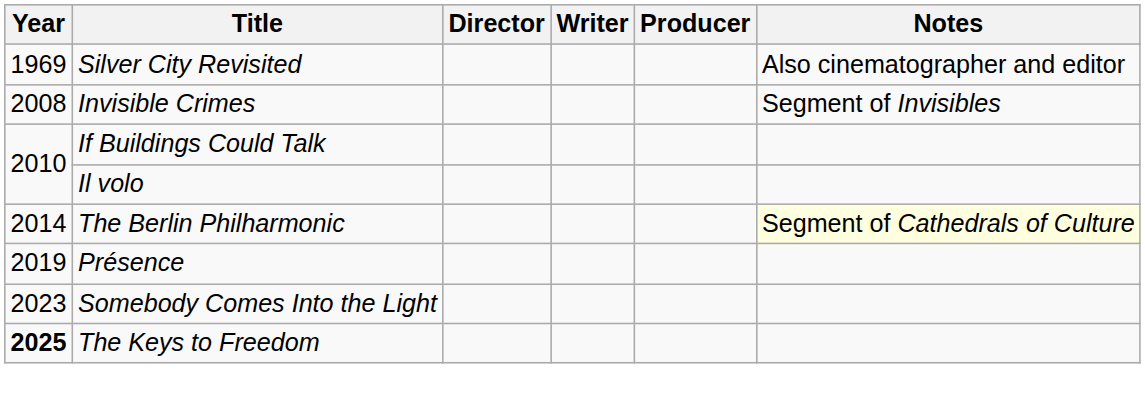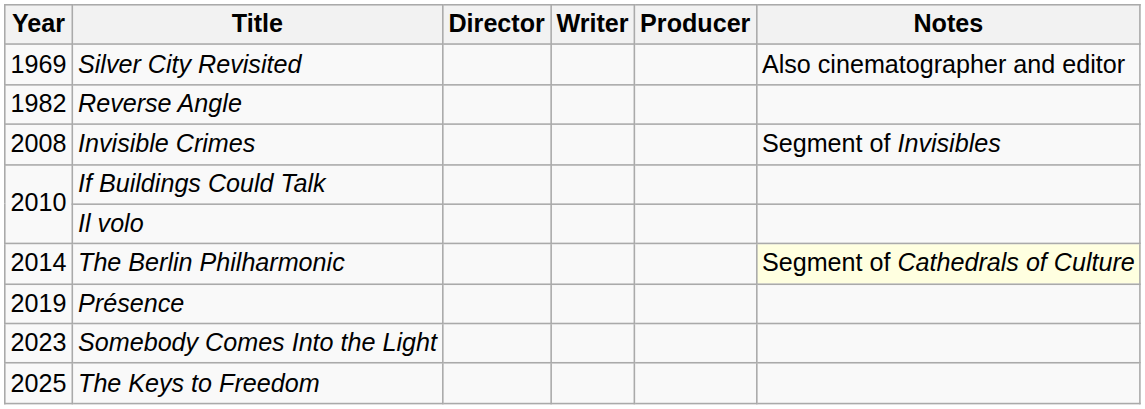+ row: (160, 104)
(39, 343) bold -> (39, 382) normal
